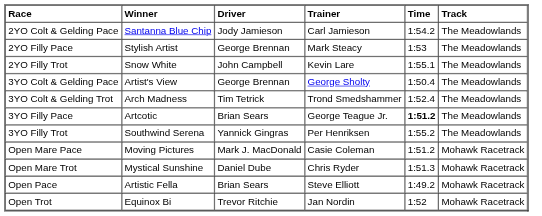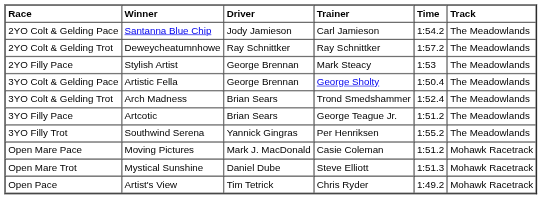+ row: (61, 48)
- row: (38, 65)
(151, 82) Artist's View -> (151, 82) Artistic Fella
(241, 99) Tim Tetrick -> (252, 99) Brian Sears
(422, 116) bold -> (430, 116) normal
(333, 167) Chris Ryder -> (343, 167) Steve Elliott
(151, 184) Artistic Fella -> (151, 184) Artist's View
(243, 184) Brian Sears -> (250, 184) Tim Tetrick
(333, 184) Steve Elliott -> (343, 184) Chris Ryder
- row: (30, 201)
